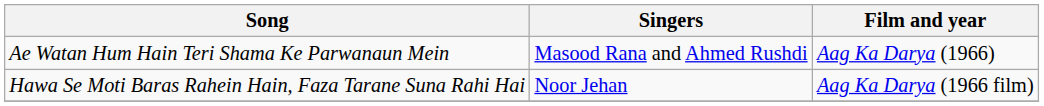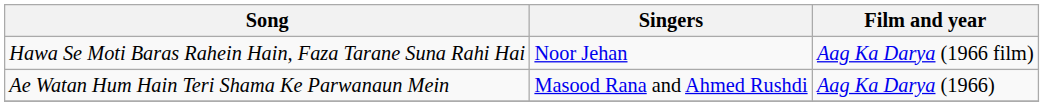rows swapped: (229, 52) <-> (267, 85)
